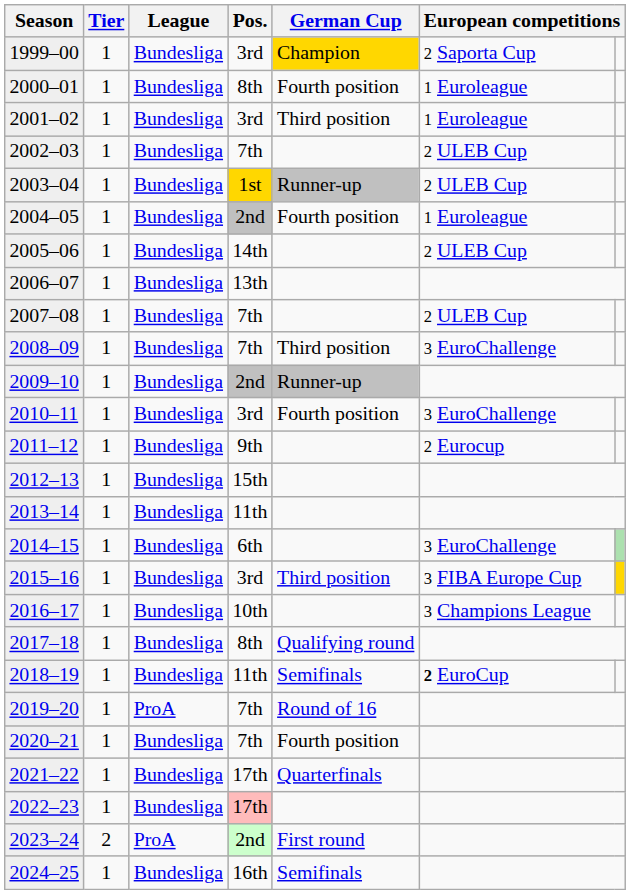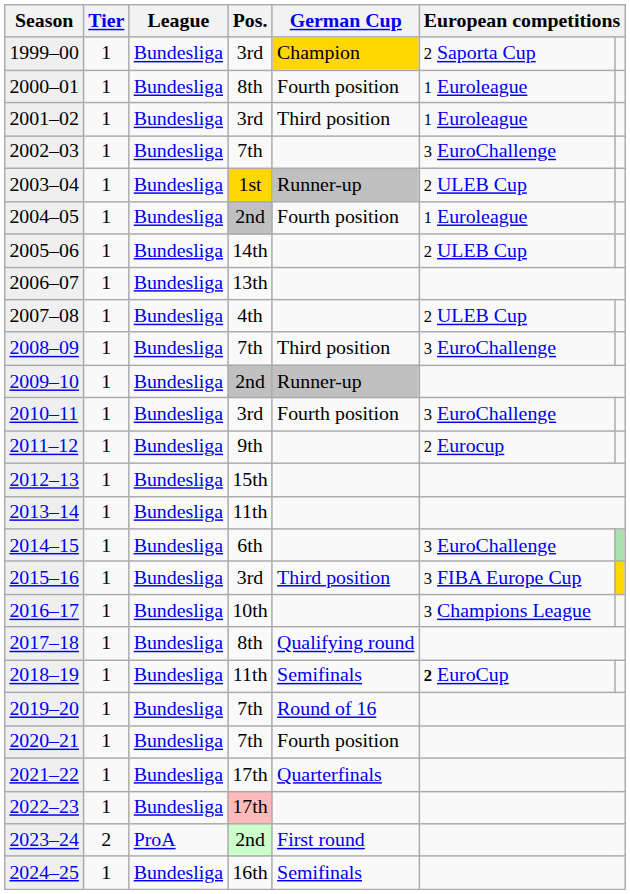(475, 151) 2 ULEB Cup -> (490, 151) 3 EuroChallenge
(250, 315) 7th -> (250, 315) 4th
(155, 708) ProA -> (178, 708) Bundesliga
